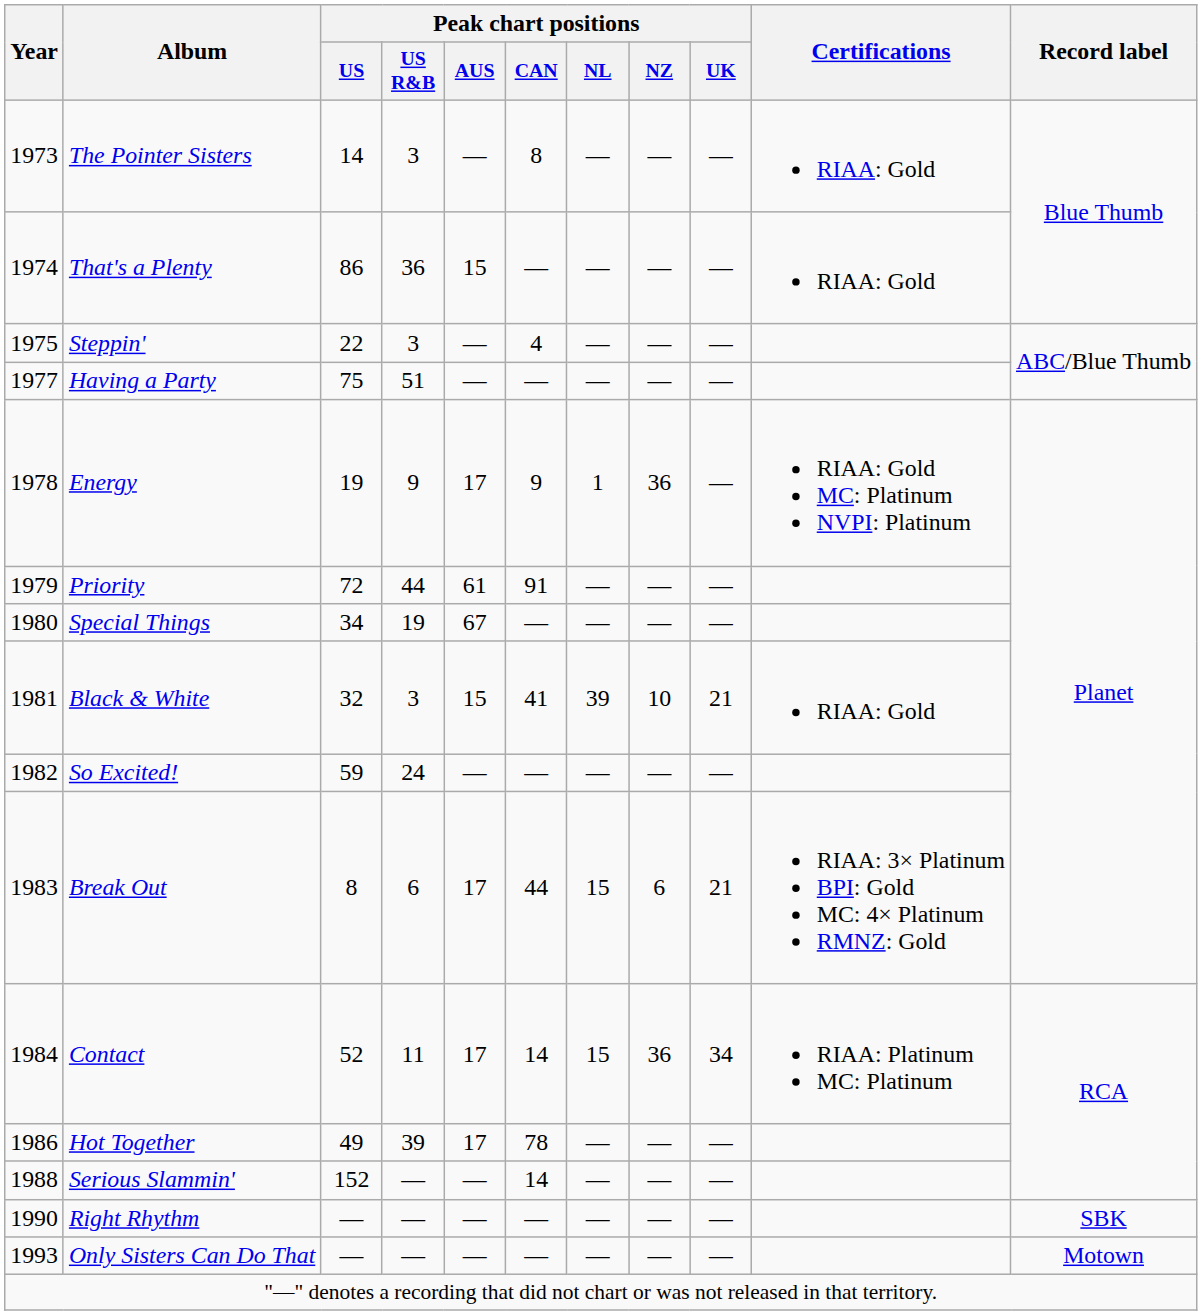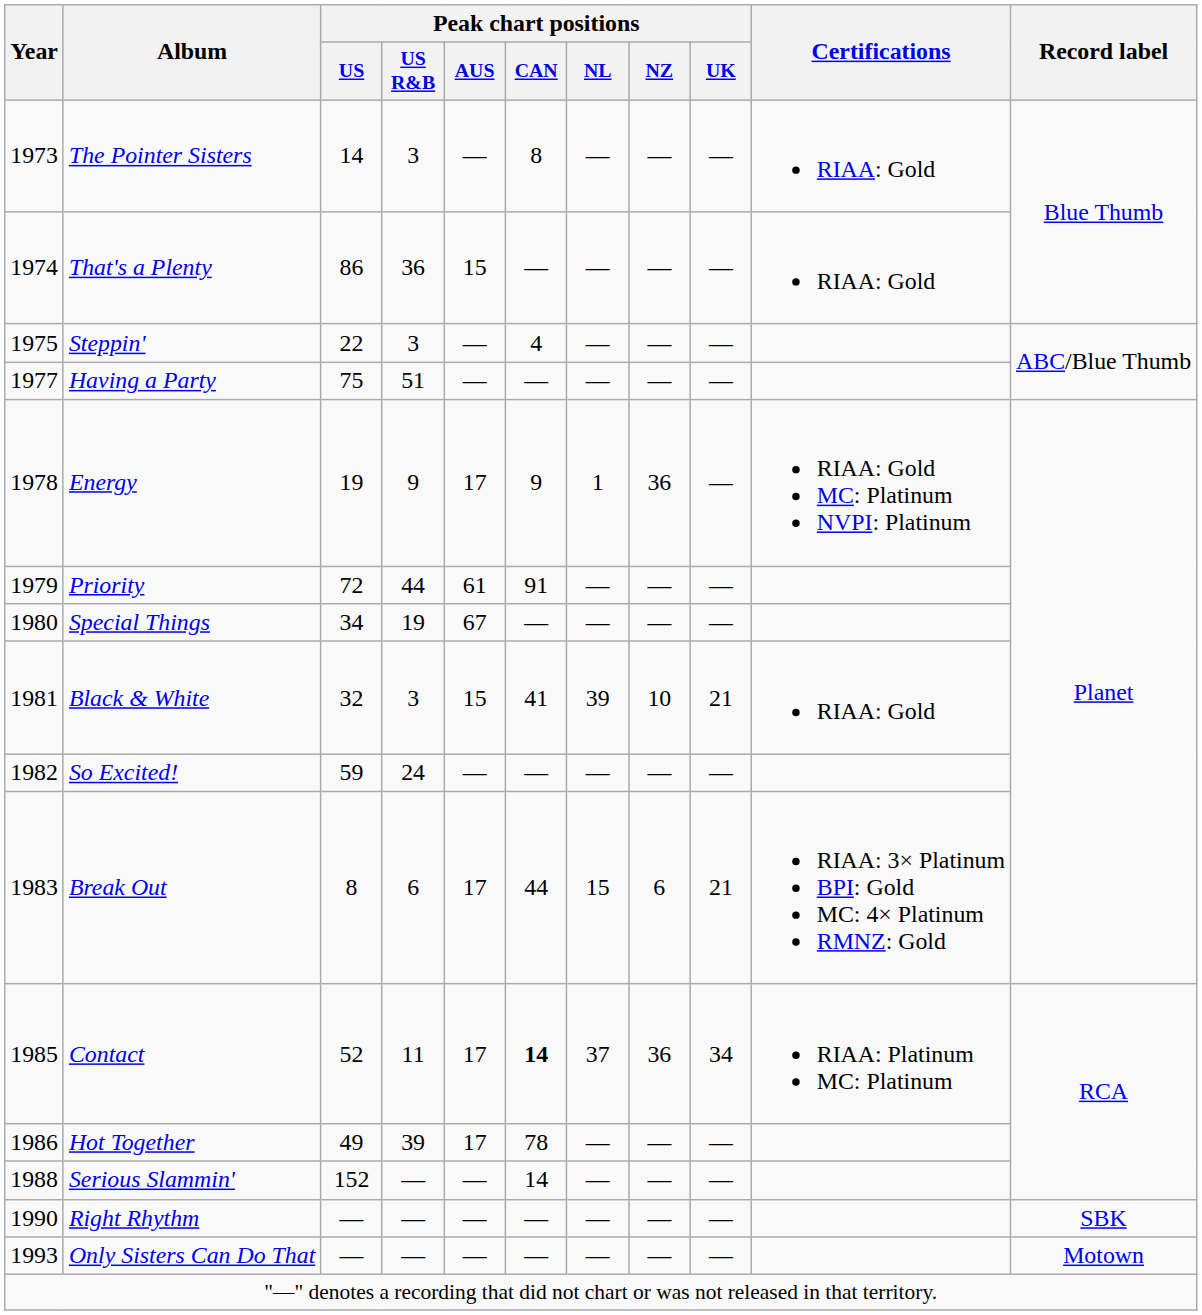(34, 1053) 1984 -> (34, 1053) 1985
(536, 1053) normal -> (536, 1053) bold
(598, 1053) 15 -> (598, 1053) 37
